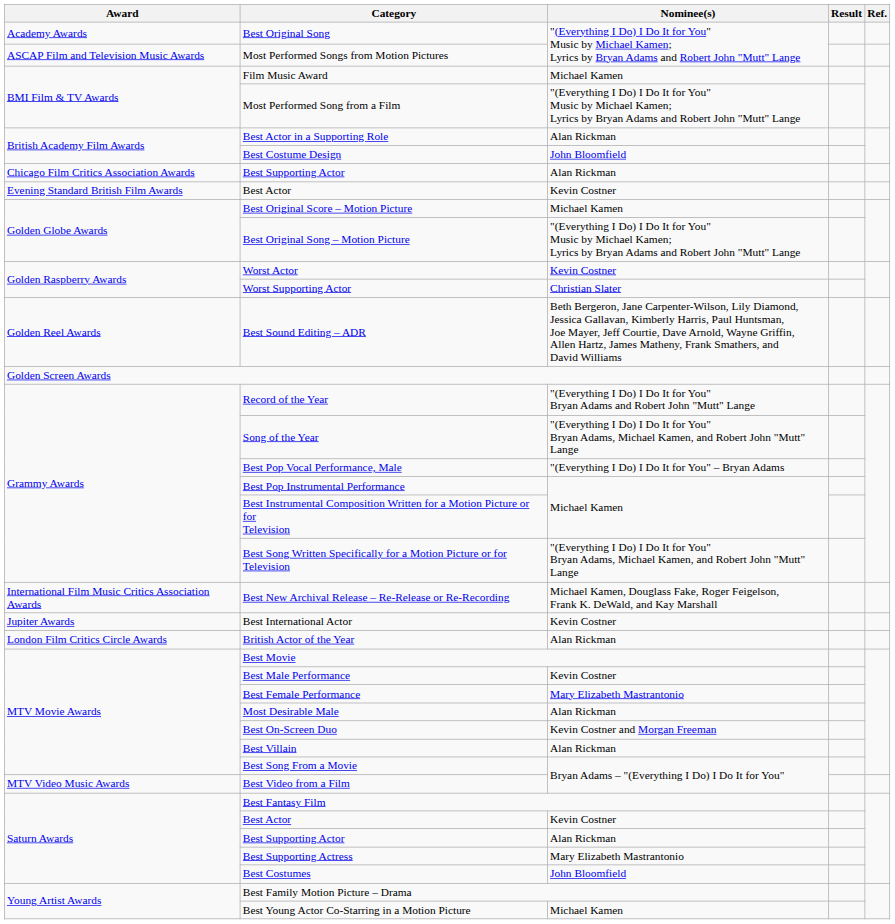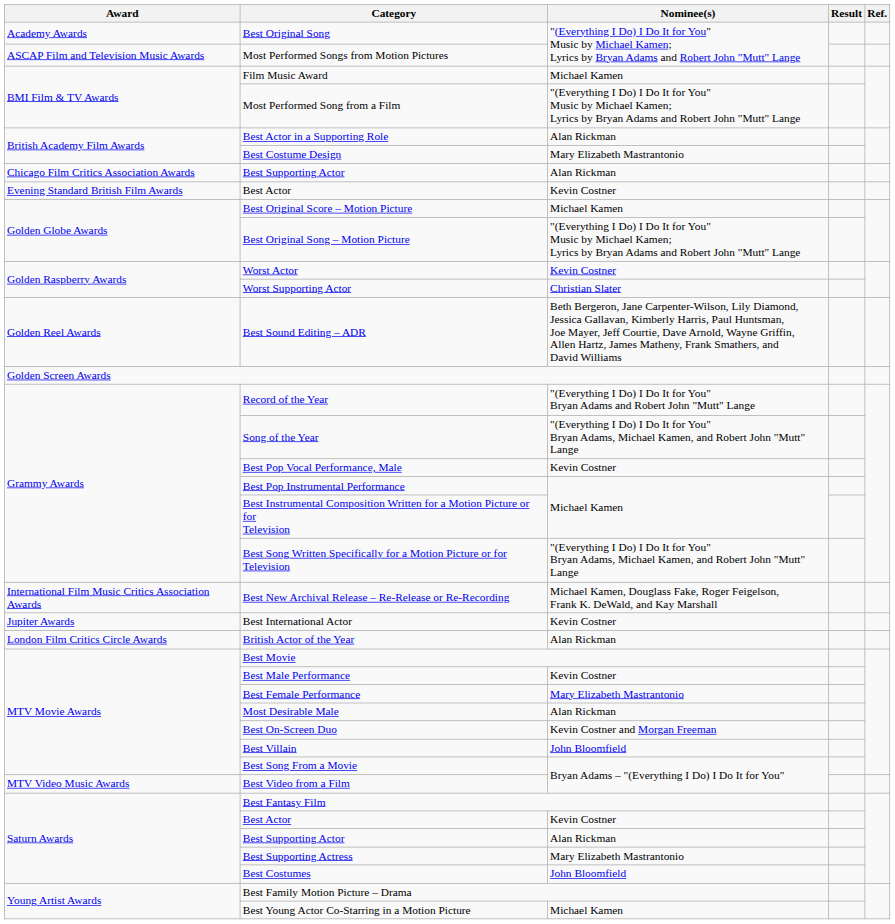(588, 154) John Bloomfield -> (617, 154) Mary Elizabeth Mastrantonio
(667, 467) "(Everything I Do) I Do It for You" – Bryan Adams -> (583, 467) Kevin Costner
(583, 748) Alan Rickman -> (588, 748) John Bloomfield
